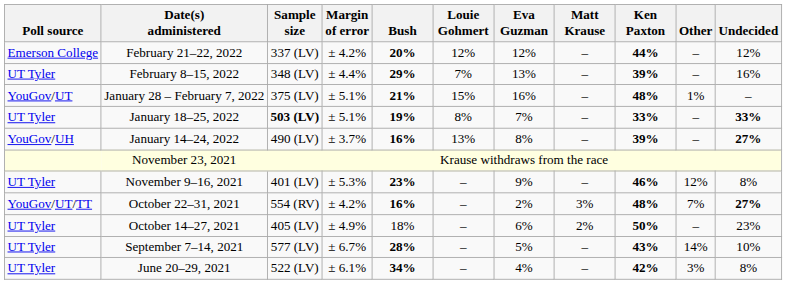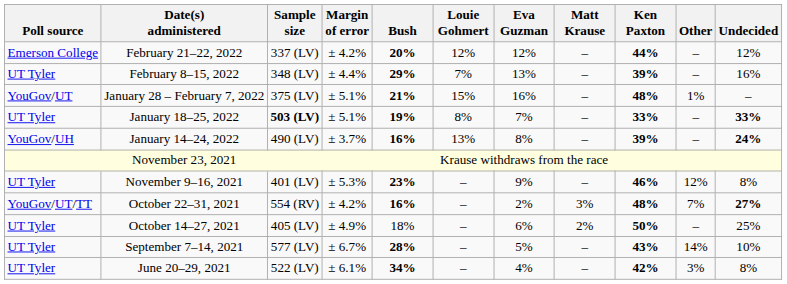(748, 139) 27% -> (748, 139) 24%
(748, 225) 23% -> (748, 225) 25%
